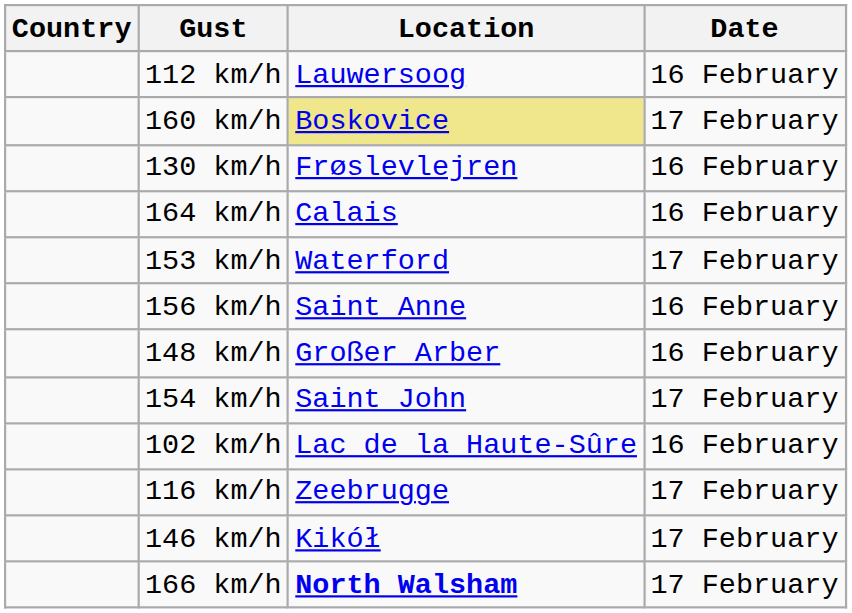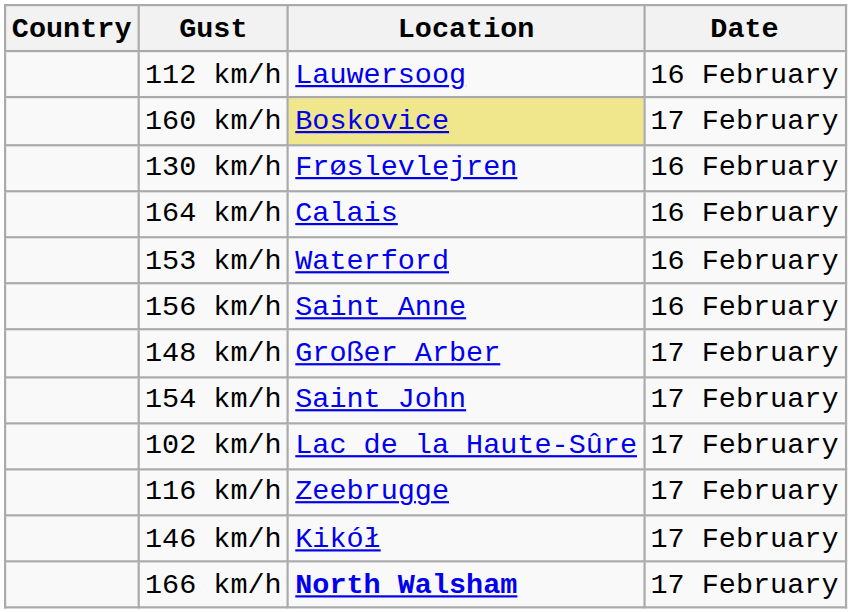(745, 260) 17 February -> (745, 260) 16 February
(745, 353) 16 February -> (745, 353) 17 February
(745, 446) 16 February -> (745, 446) 17 February
